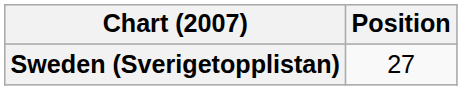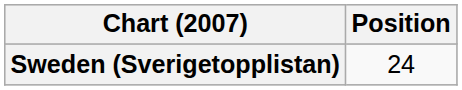(401, 64) 27 -> (401, 64) 24
